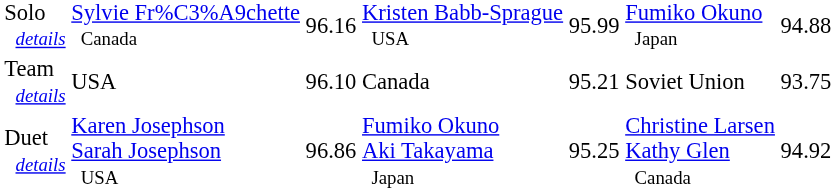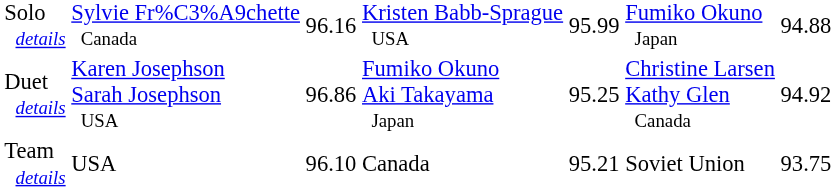rows swapped: (35, 150) <-> (35, 81)
